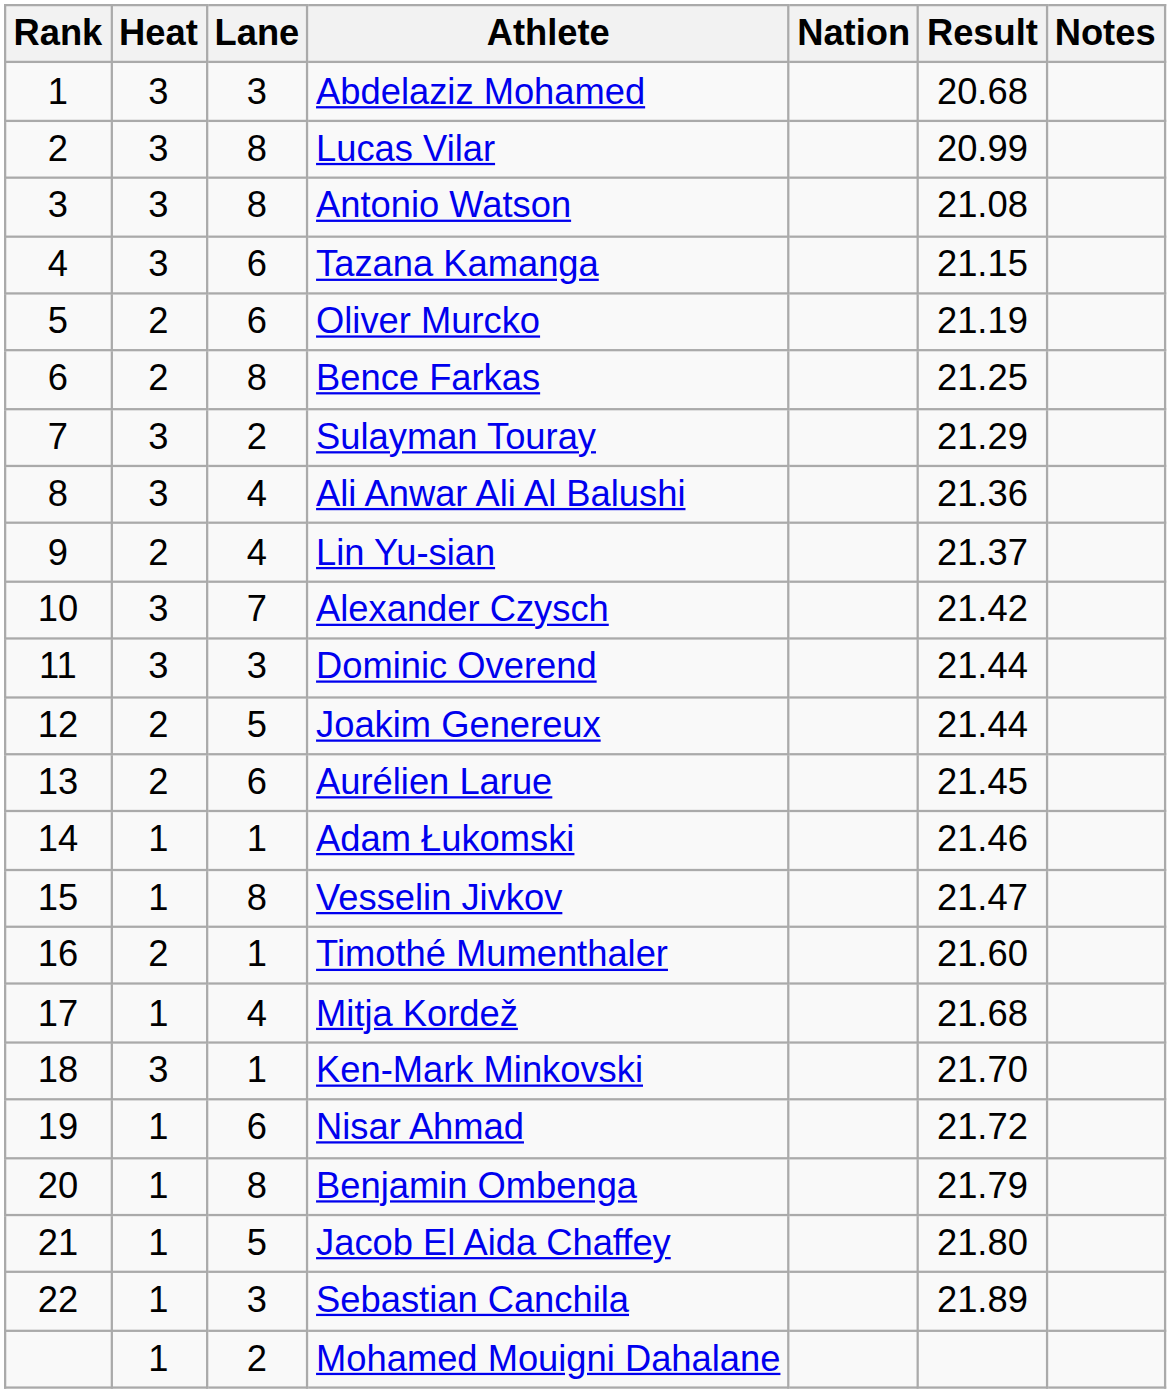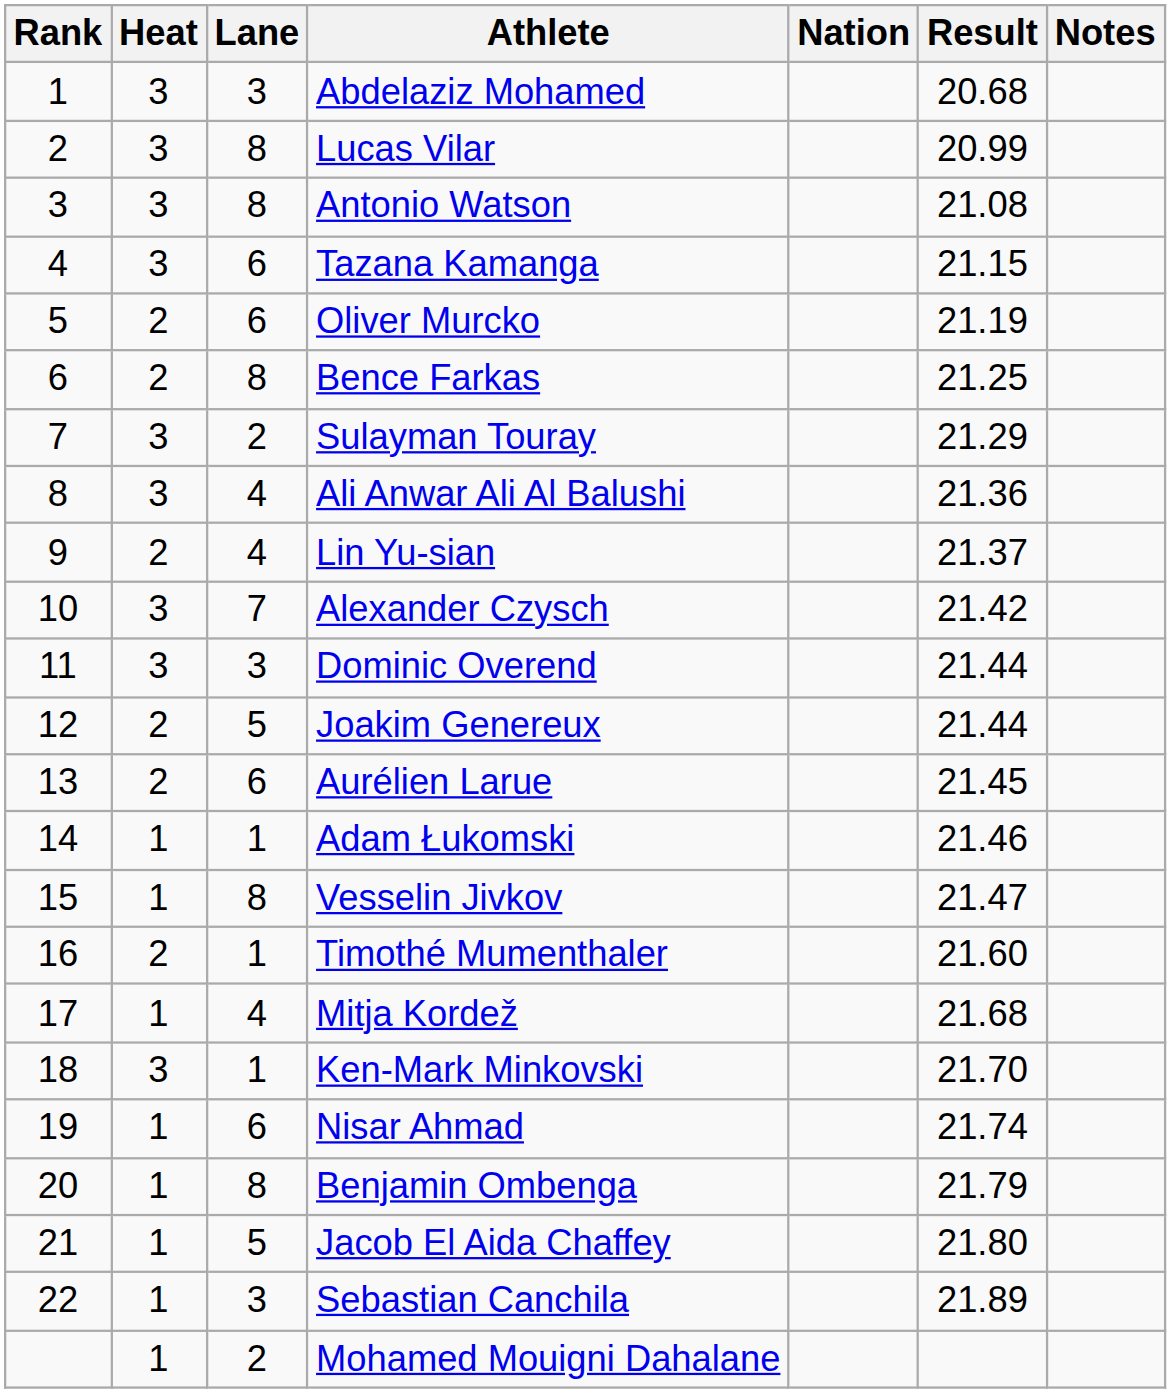(982, 1127) 21.72 -> (982, 1127) 21.74
